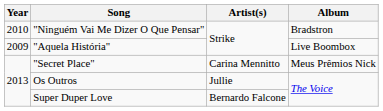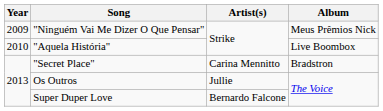(18, 30) 2010 -> (18, 30) 2009
(312, 30) Bradstron -> (333, 30) Meus Prêmios Nick
(18, 47) 2009 -> (18, 47) 2010
(333, 64) Meus Prêmios Nick -> (312, 64) Bradstron
